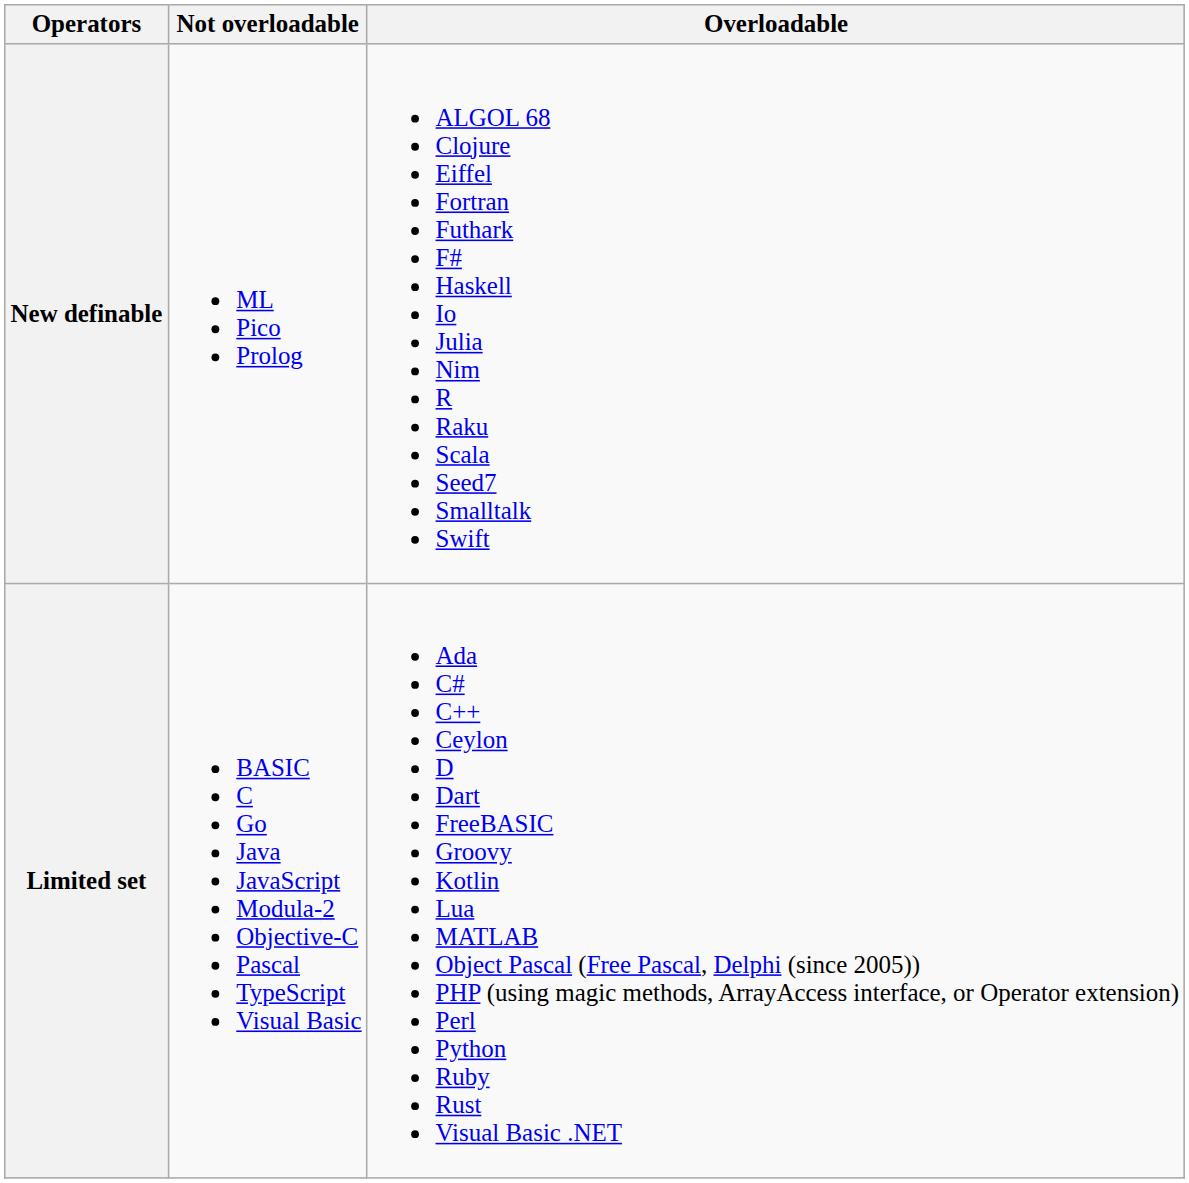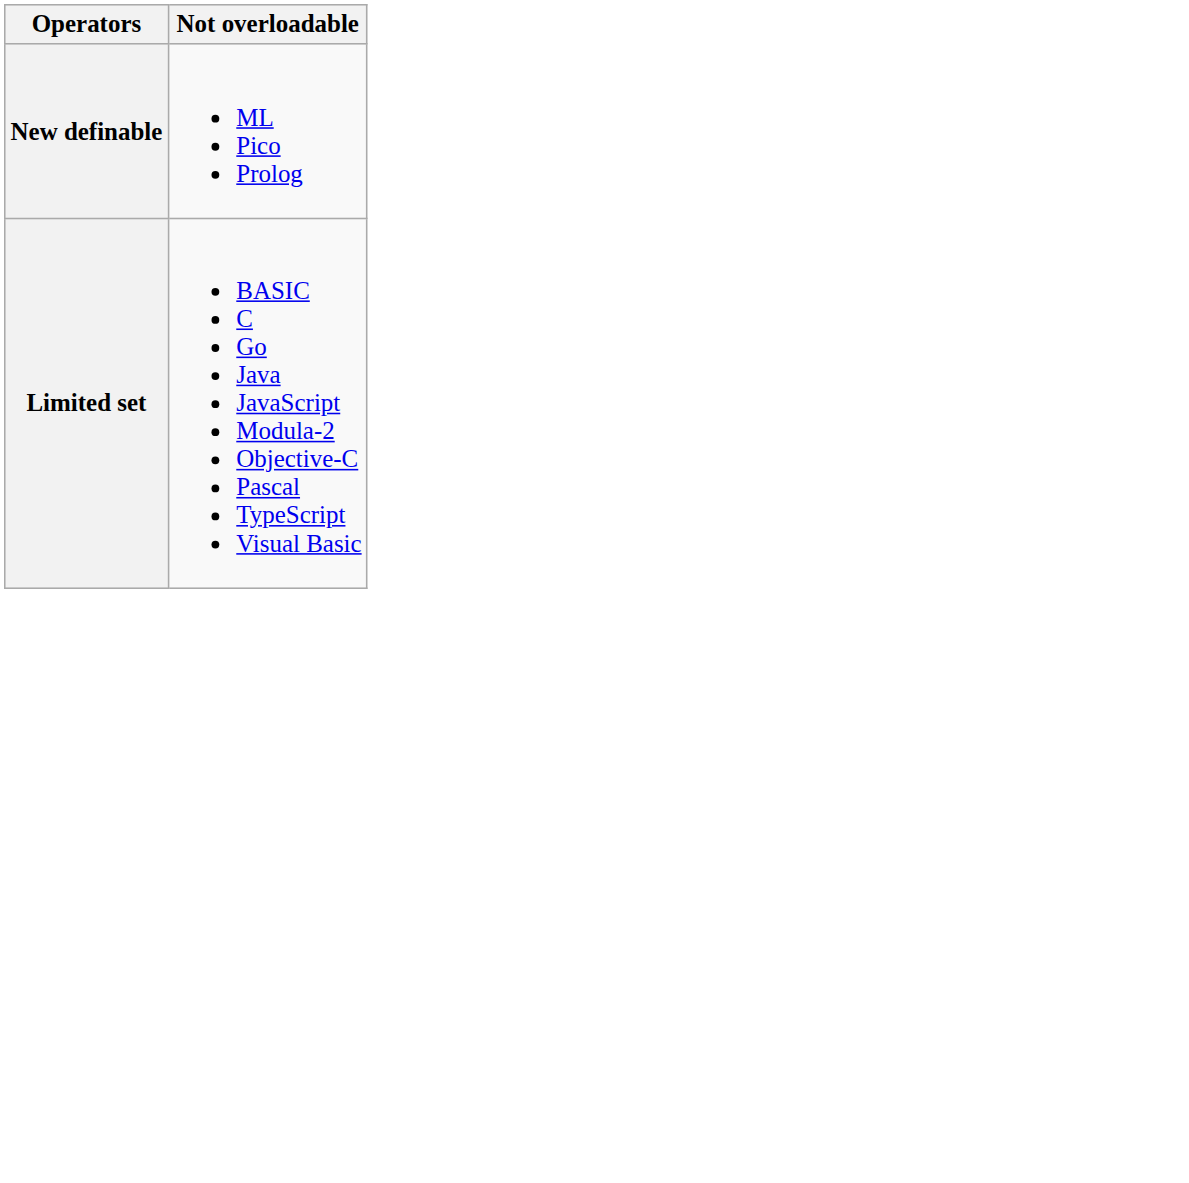- column: (776, 24)
